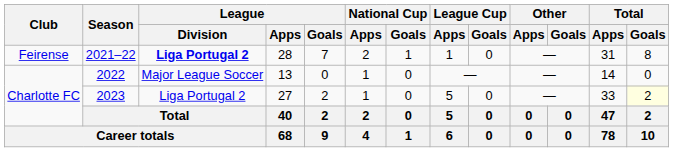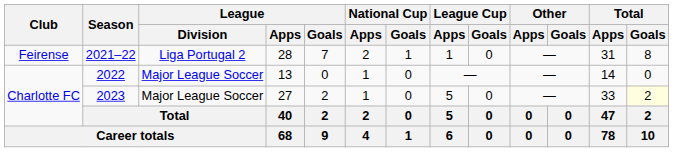(202, 55) bold -> (202, 55) normal
(202, 95) Liga Portugal 2 -> (202, 95) Major League Soccer
